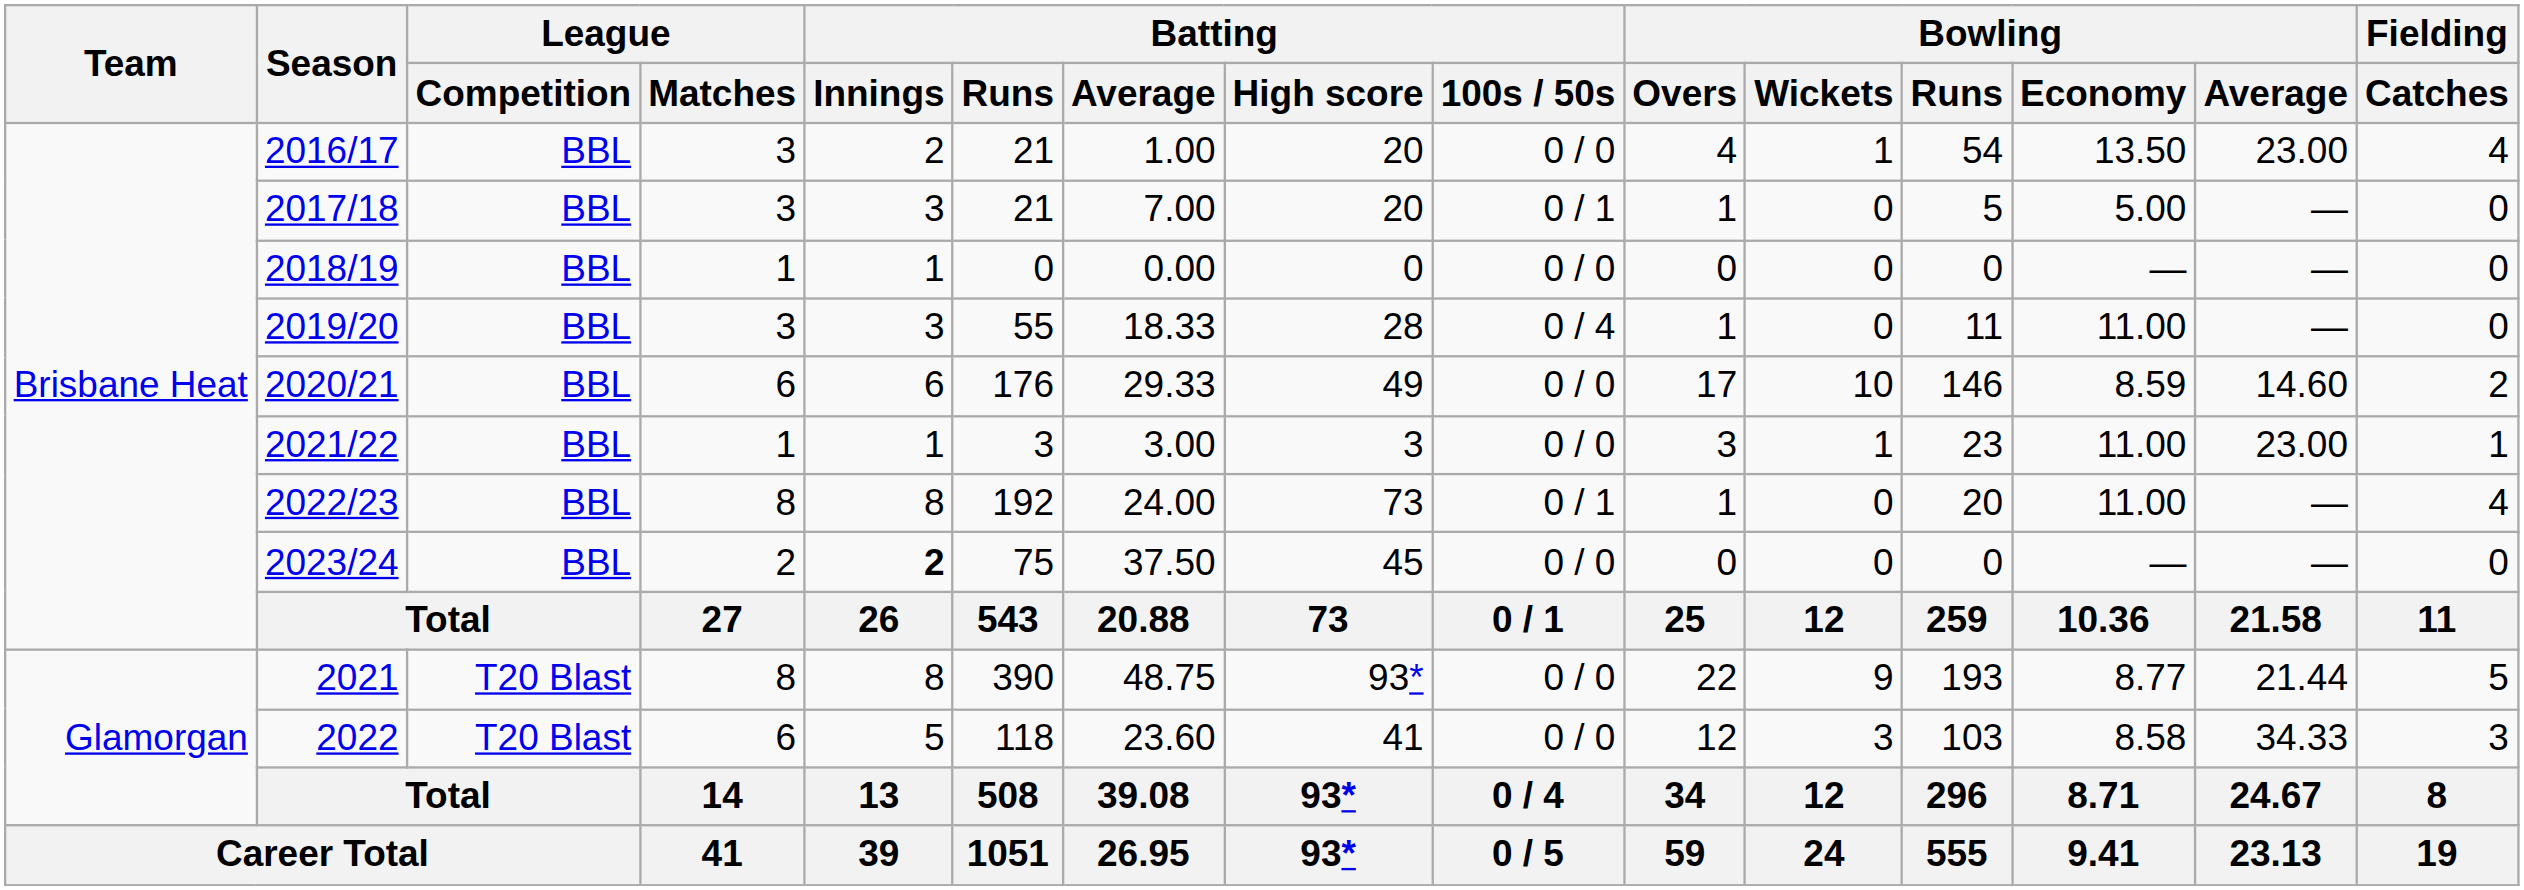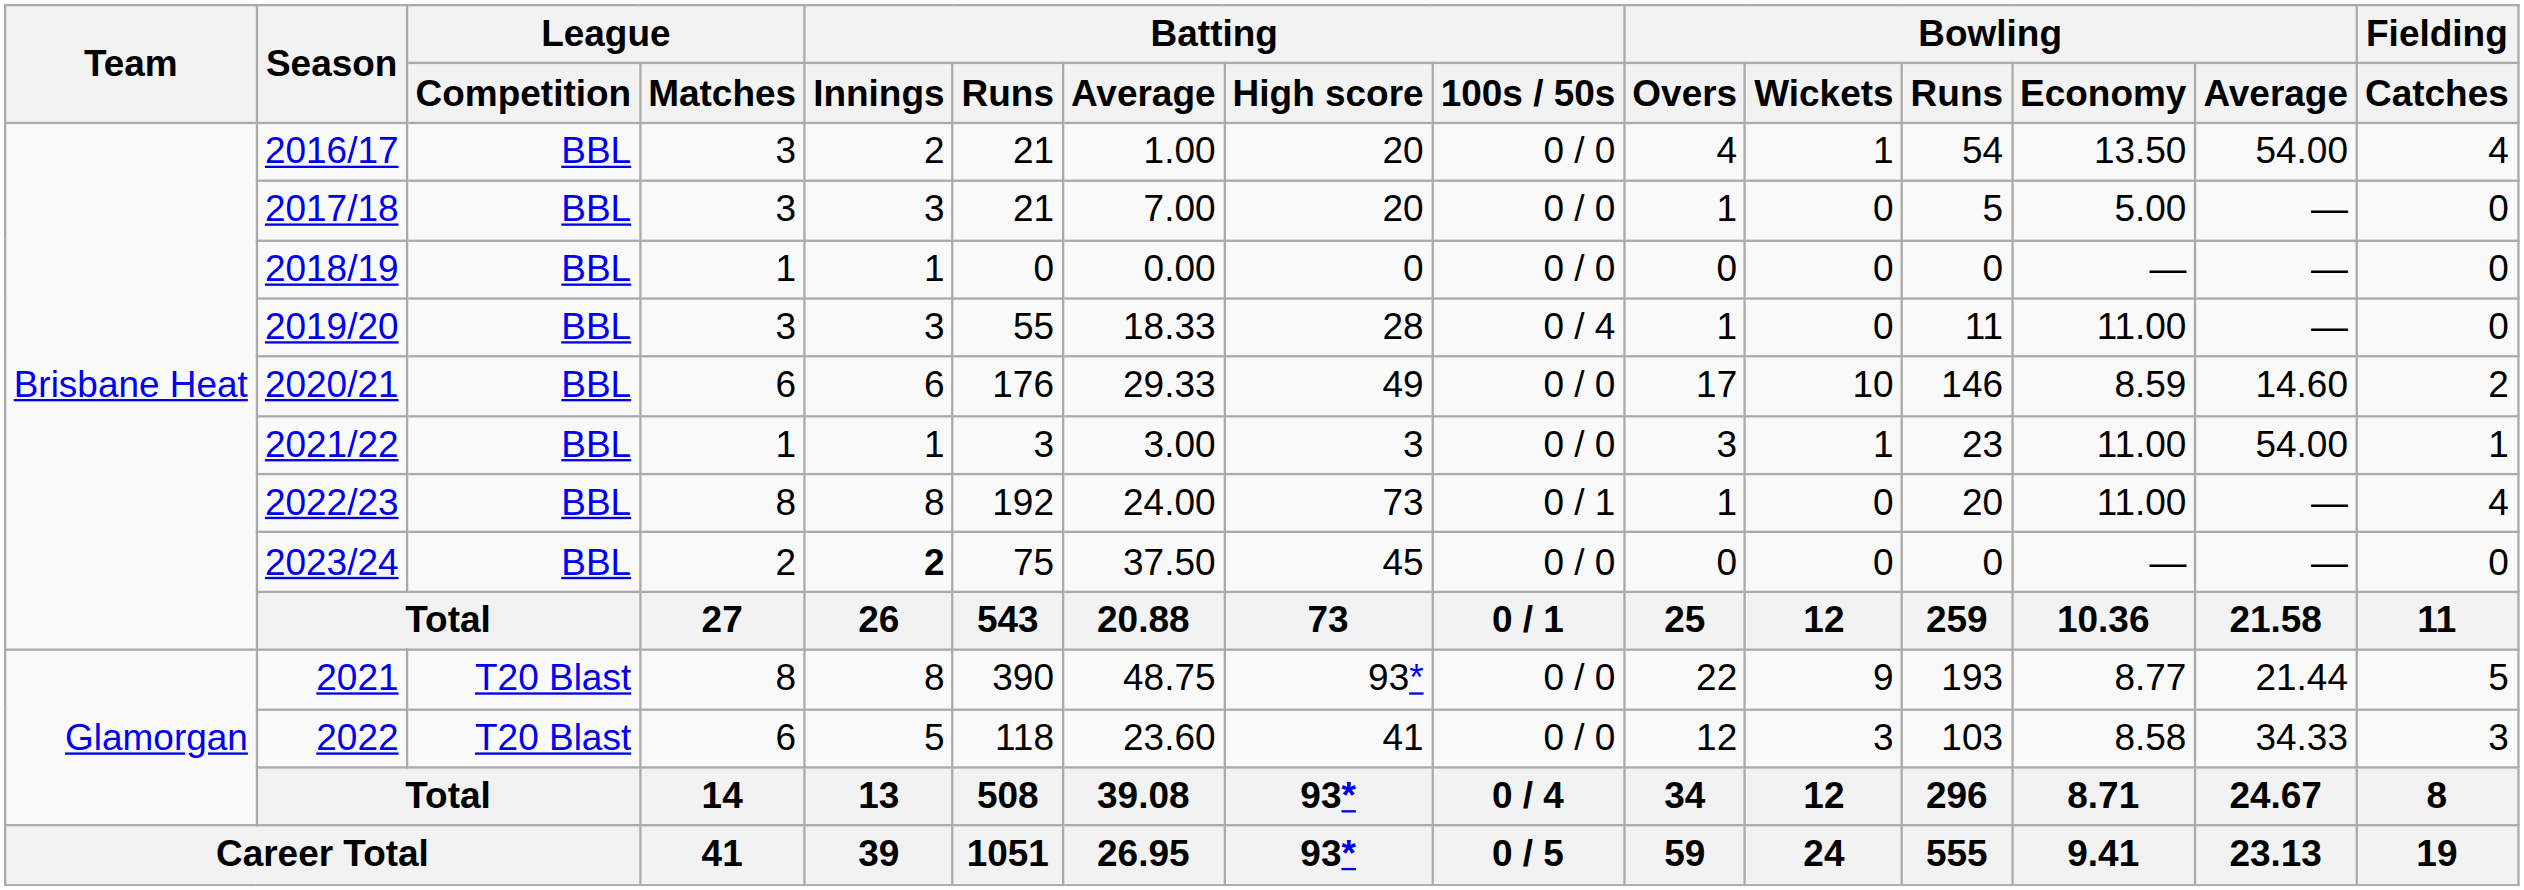(2302, 151) 23.00 -> (2302, 151) 54.00
(1579, 209) 0 / 1 -> (1579, 209) 0 / 0
(2302, 444) 23.00 -> (2302, 444) 54.00
